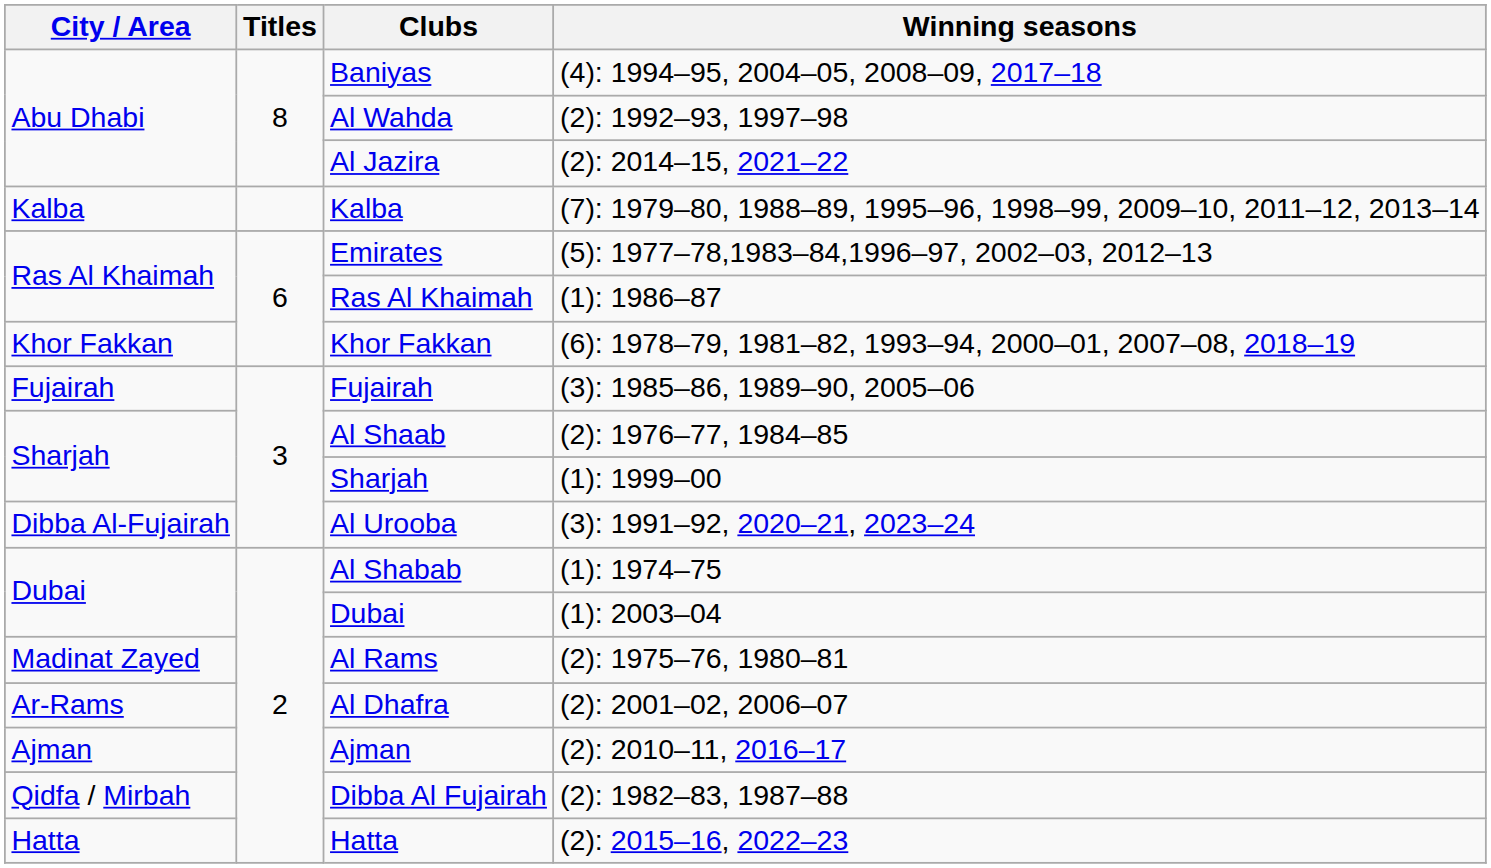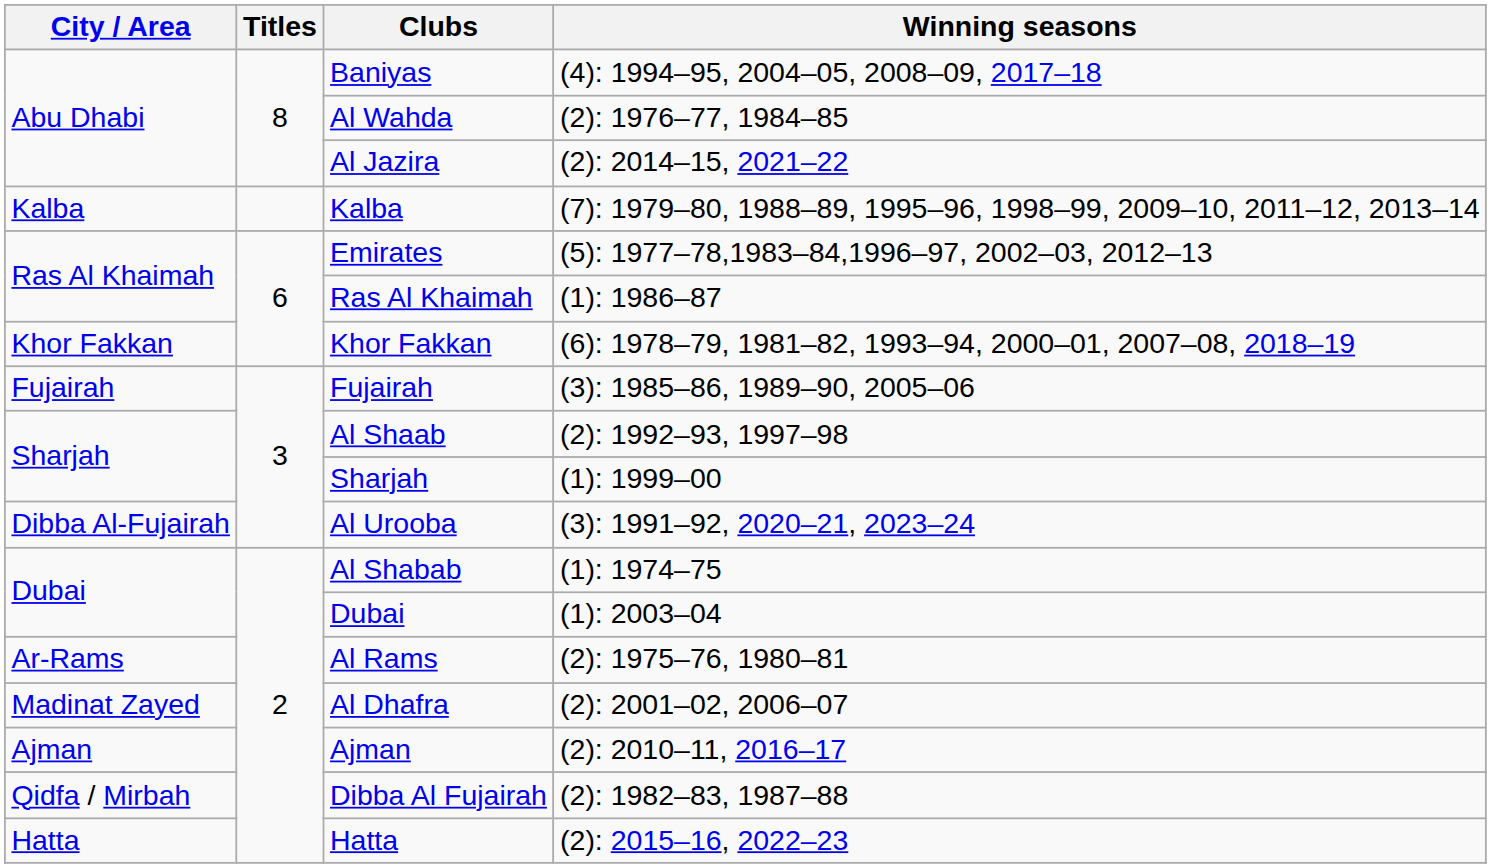(704, 117) (2): 1992–93, 1997–98 -> (704, 117) (2): 1976–77, 1984–85
(704, 433) (2): 1976–77, 1984–85 -> (704, 433) (2): 1992–93, 1997–98
(106, 659) Madinat Zayed -> (68, 659) Ar-Rams
(68, 704) Ar-Rams -> (106, 704) Madinat Zayed
